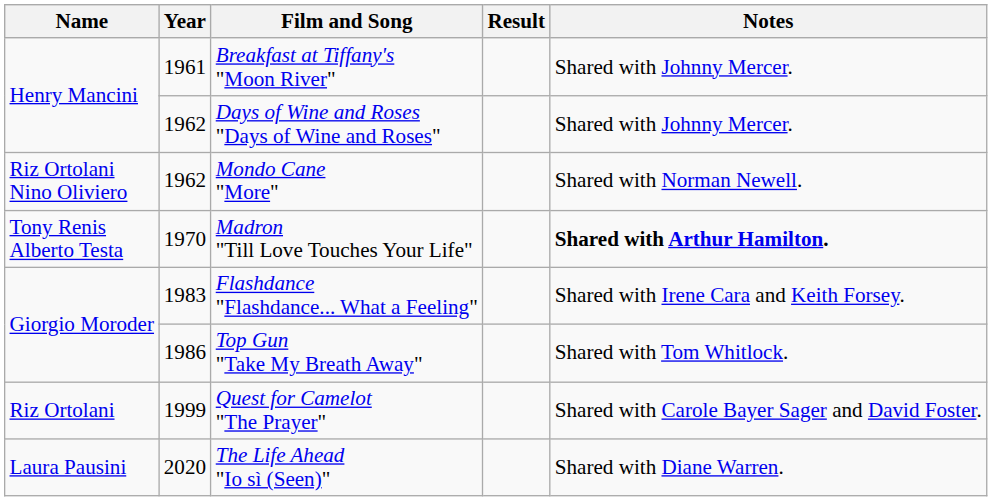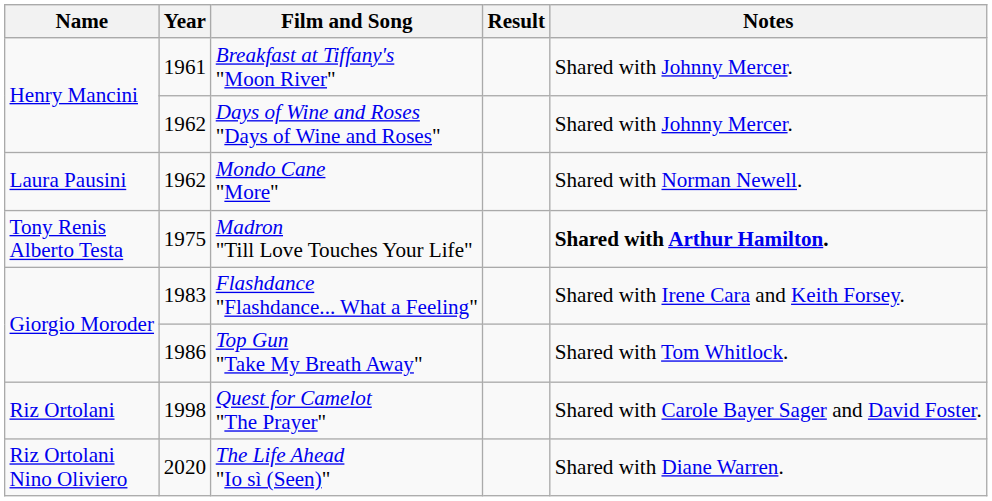(68, 181) Riz Ortolani Nino Oliviero -> (68, 181) Laura Pausini
(185, 238) 1970 -> (185, 238) 1975
(185, 410) 1999 -> (185, 410) 1998
(68, 467) Laura Pausini -> (68, 467) Riz Ortolani Nino Oliviero
